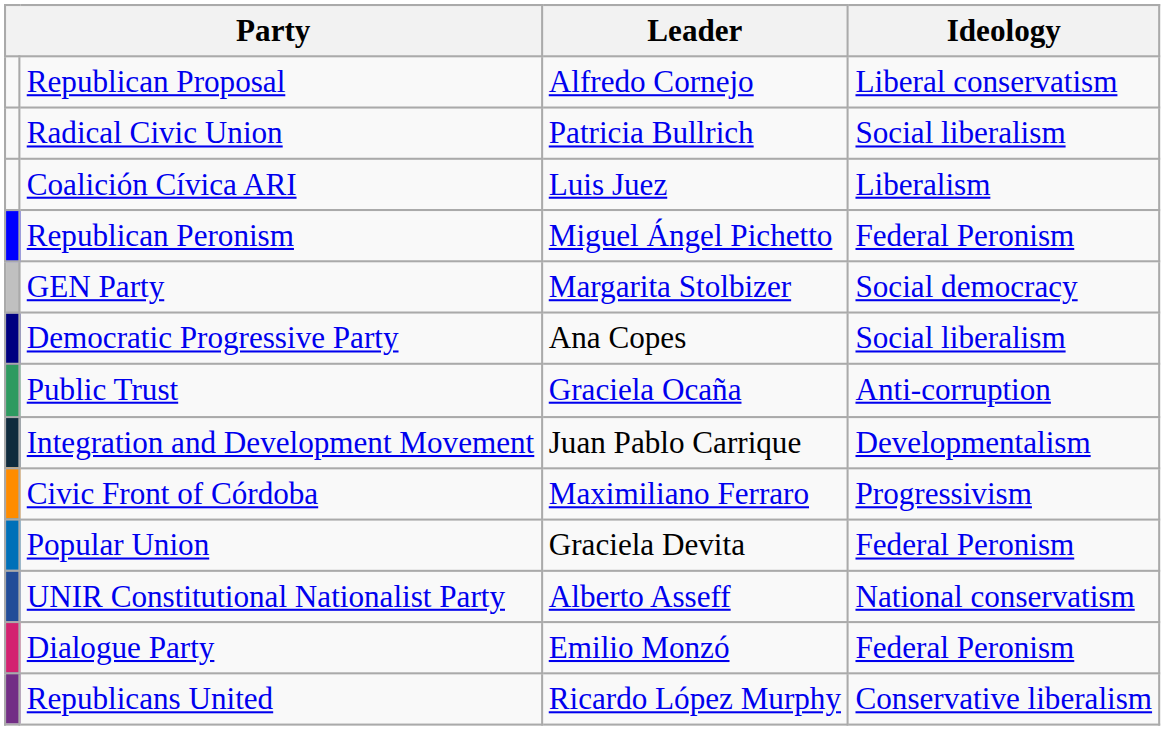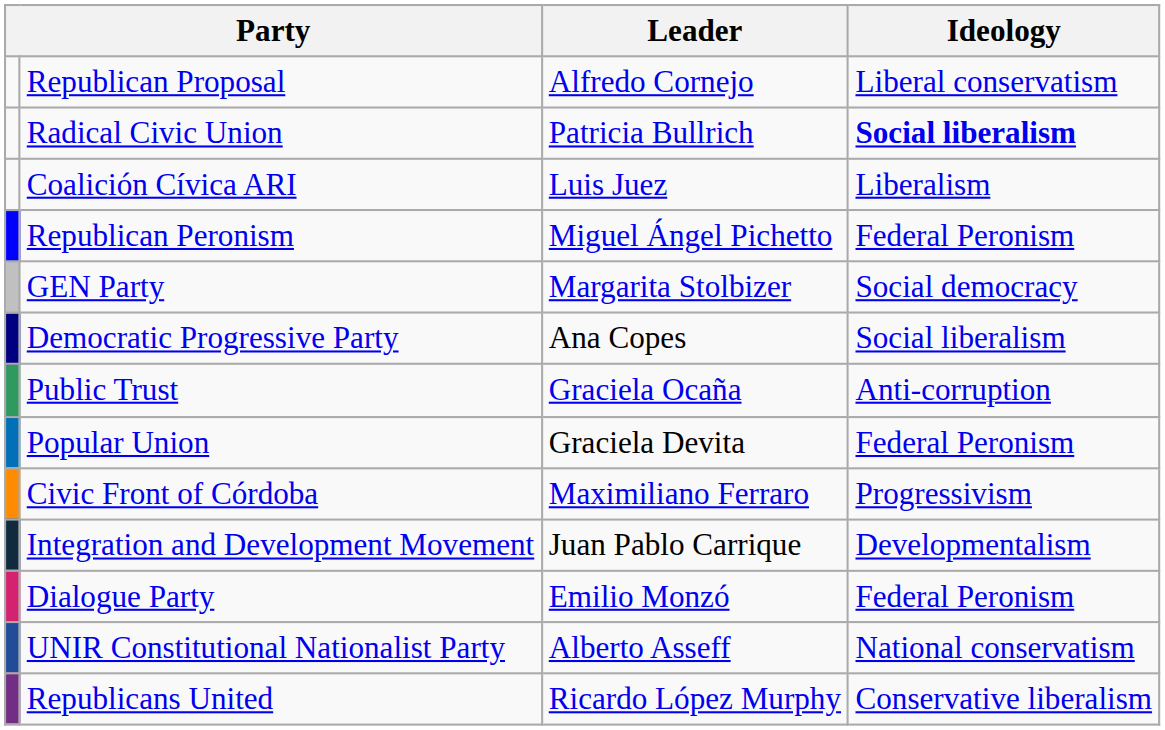(961, 133) normal -> (966, 133) bold
rows swapped: (281, 441) <-> (118, 544)
rows swapped: (121, 646) <-> (266, 595)
